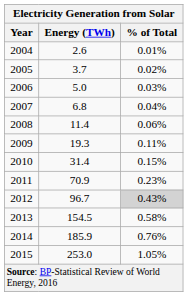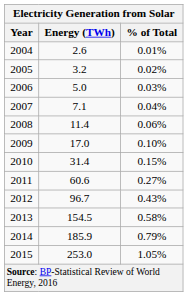(80, 69) 3.7 -> (80, 69) 3.2
(80, 106) 6.8 -> (80, 106) 7.1
(80, 143) 19.3 -> (80, 143) 17.0
(152, 143) 0.11% -> (152, 143) 0.10%
(80, 180) 70.9 -> (80, 180) 60.6
(152, 180) 0.23% -> (152, 180) 0.27%
(152, 199) lightgrey background -> (152, 199) no background
(152, 236) 0.76% -> (152, 236) 0.79%
